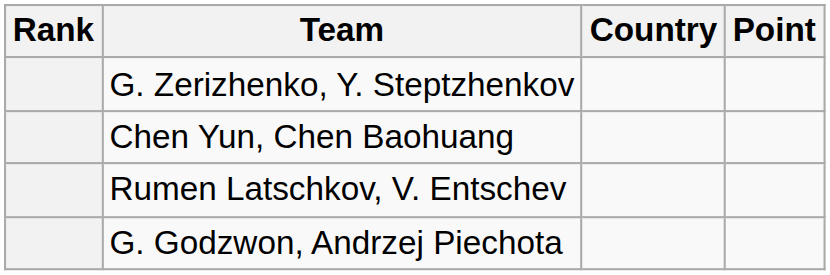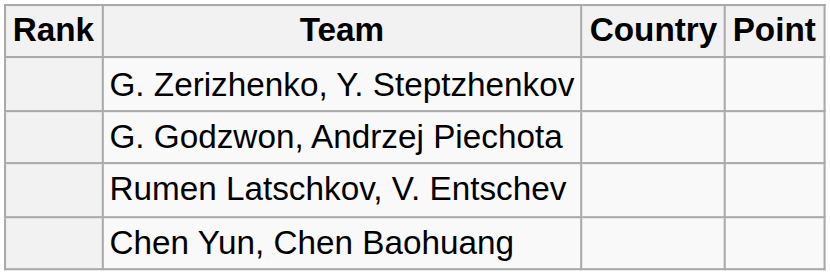rows swapped: (312, 136) <-> (336, 242)
